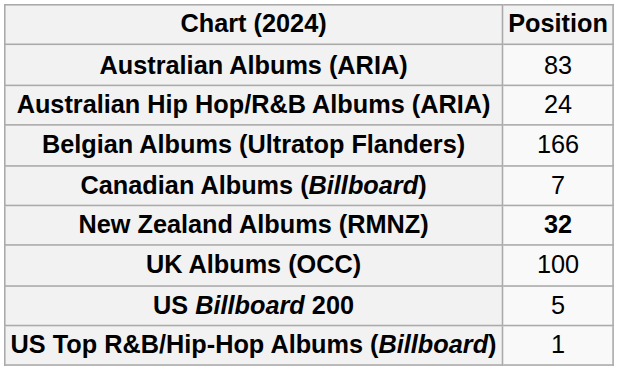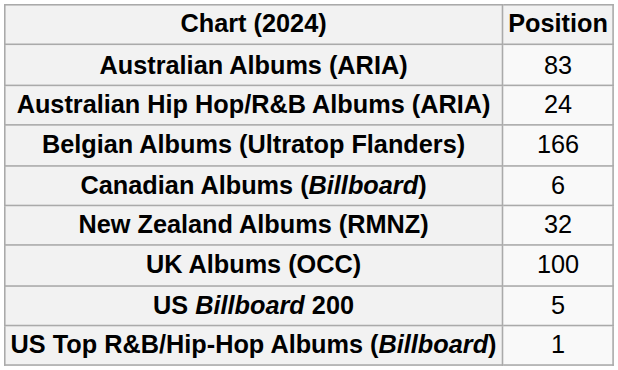(558, 184) 7 -> (558, 184) 6
(558, 225) bold -> (558, 225) normal
